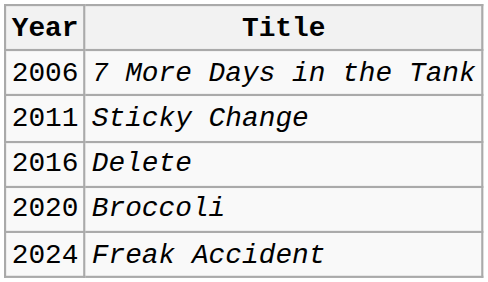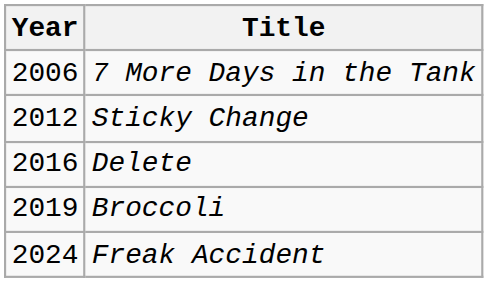(45, 118) 2011 -> (45, 118) 2012
(45, 209) 2020 -> (45, 209) 2019
